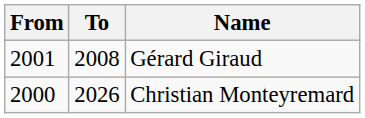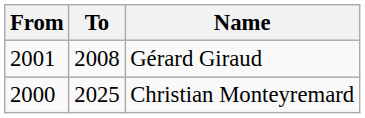(97, 94) 2026 -> (97, 94) 2025
